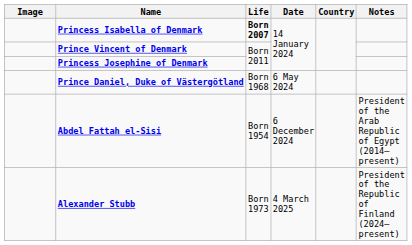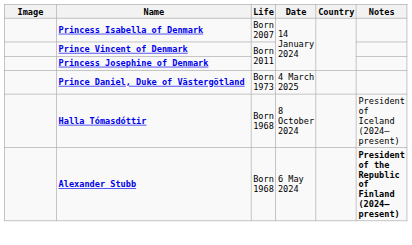(258, 30) bold -> (263, 30) normal
(258, 82) Born 1968 -> (263, 82) Born 1973
(286, 82) 6 May 2024 -> (296, 82) 4 March 2025
+ row: (102, 121)
- row: (109, 131)
(258, 204) Born 1973 -> (263, 184) Born 1968
(291, 204) 4 March 2025 -> (291, 184) 6 May 2024
(382, 204) normal -> (382, 184) bold
